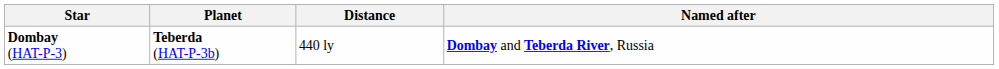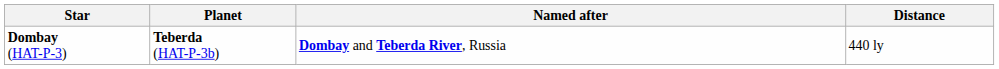columns swapped: (370, 15) <-> (718, 15)
